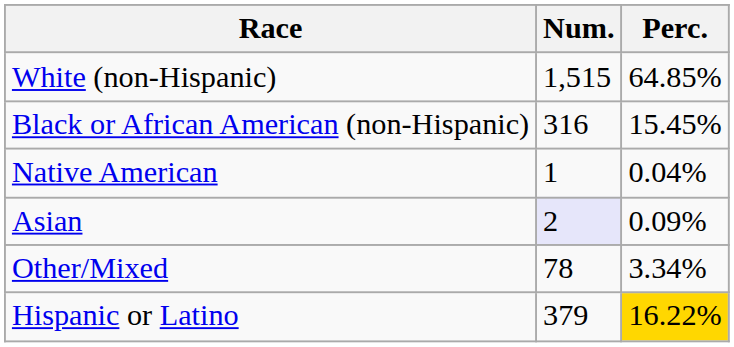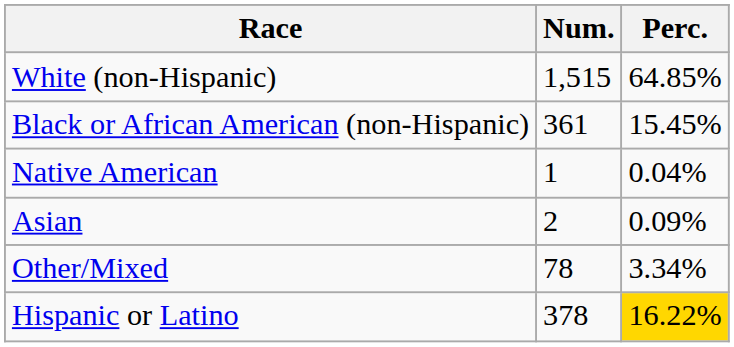(566, 124) 316 -> (566, 124) 361
(551, 220) lavender background -> (551, 220) no background
(566, 316) 379 -> (566, 316) 378
